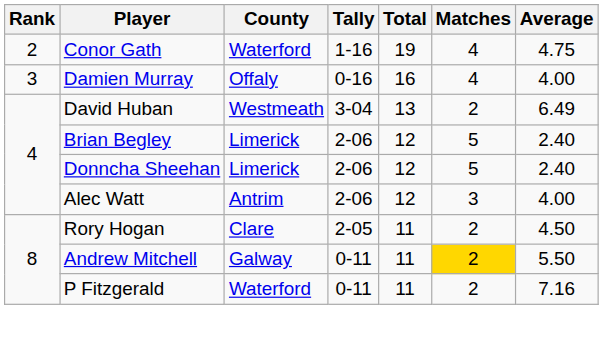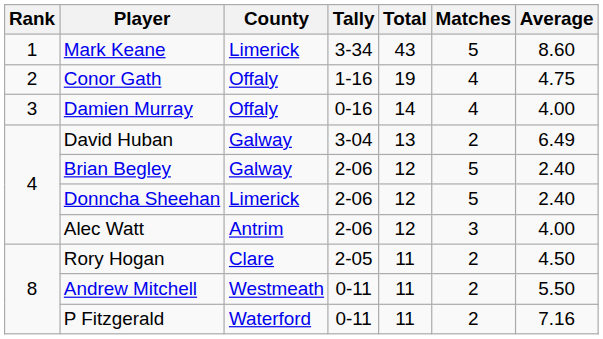+ row: (115, 49)
(270, 49) Waterford -> (253, 79) Offaly
(405, 79) 16 -> (405, 109) 14
(277, 109) Westmeath -> (260, 139) Galway
(264, 139) Limerick -> (260, 169) Galway
(260, 259) Galway -> (277, 288) Westmeath
(473, 259) gold background -> (473, 288) no background
